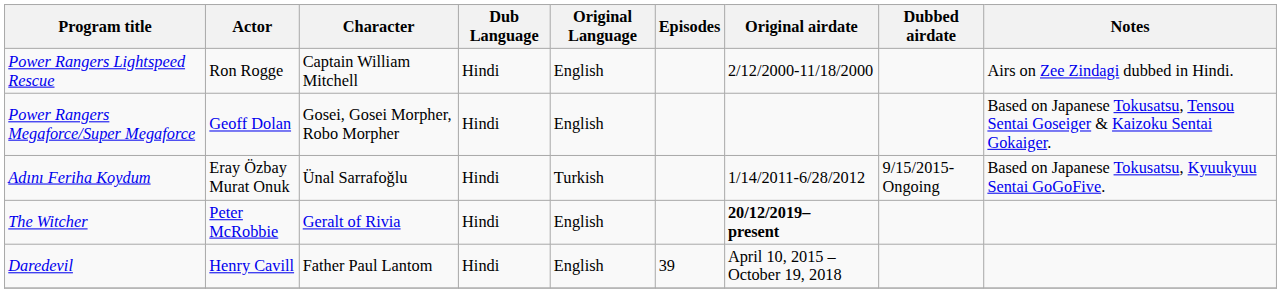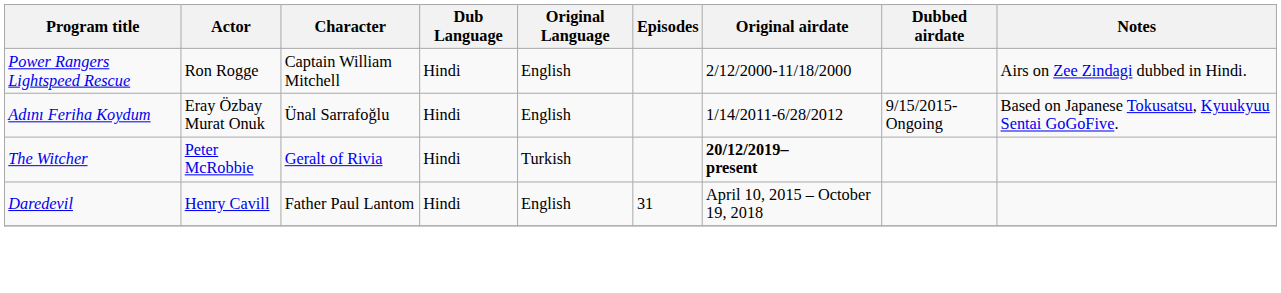- row: (102, 124)
(579, 177) Turkish -> (546, 115) English
(579, 221) English -> (546, 159) Turkish
(667, 266) 39 -> (645, 203) 31
